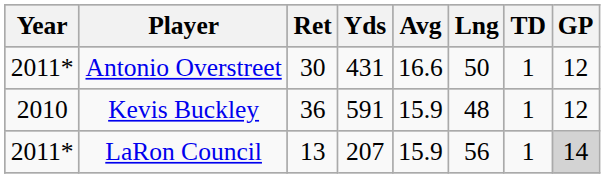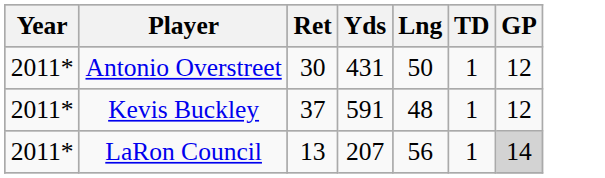- column: (420, 25)
(42, 109) 2010 -> (42, 109) 2011*
(313, 109) 36 -> (313, 109) 37
